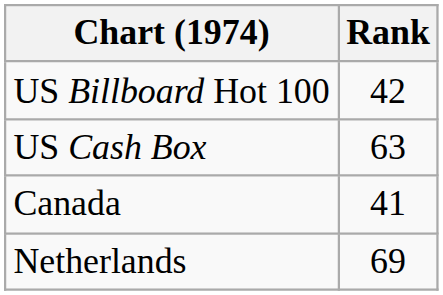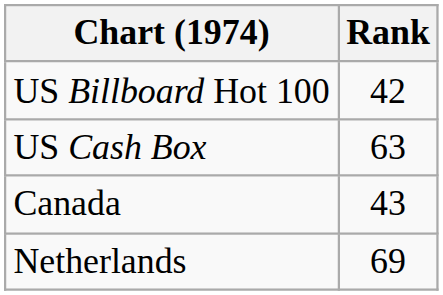(388, 203) 41 -> (388, 203) 43
